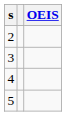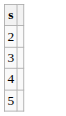- column: (43, 15)
